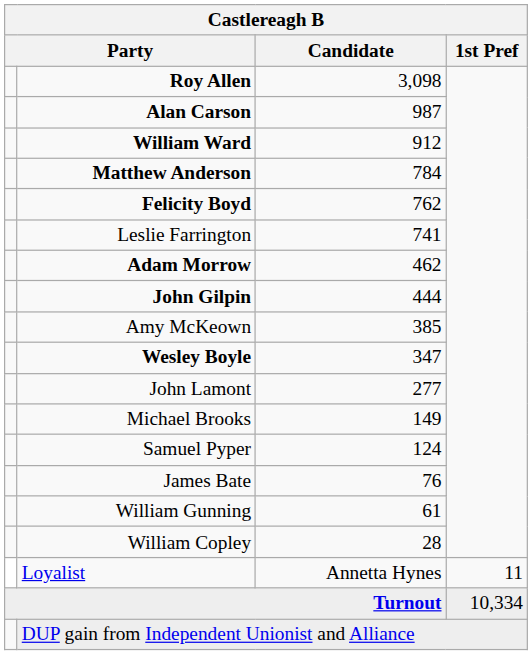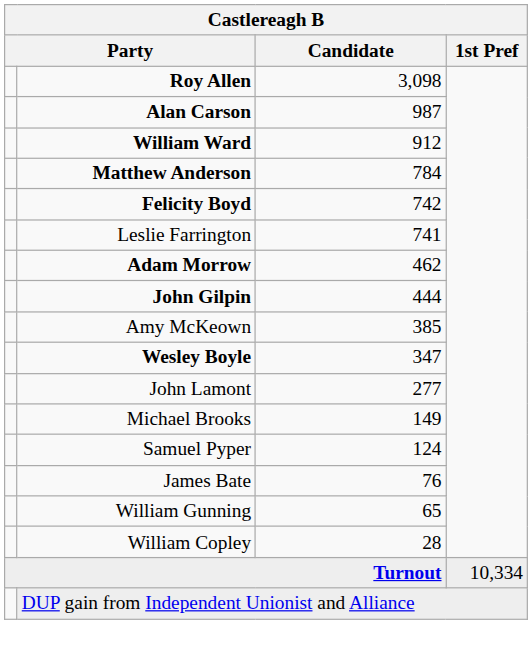(427, 204) 762 -> (427, 204) 742
(432, 511) 61 -> (432, 511) 65
- row: (53, 572)
